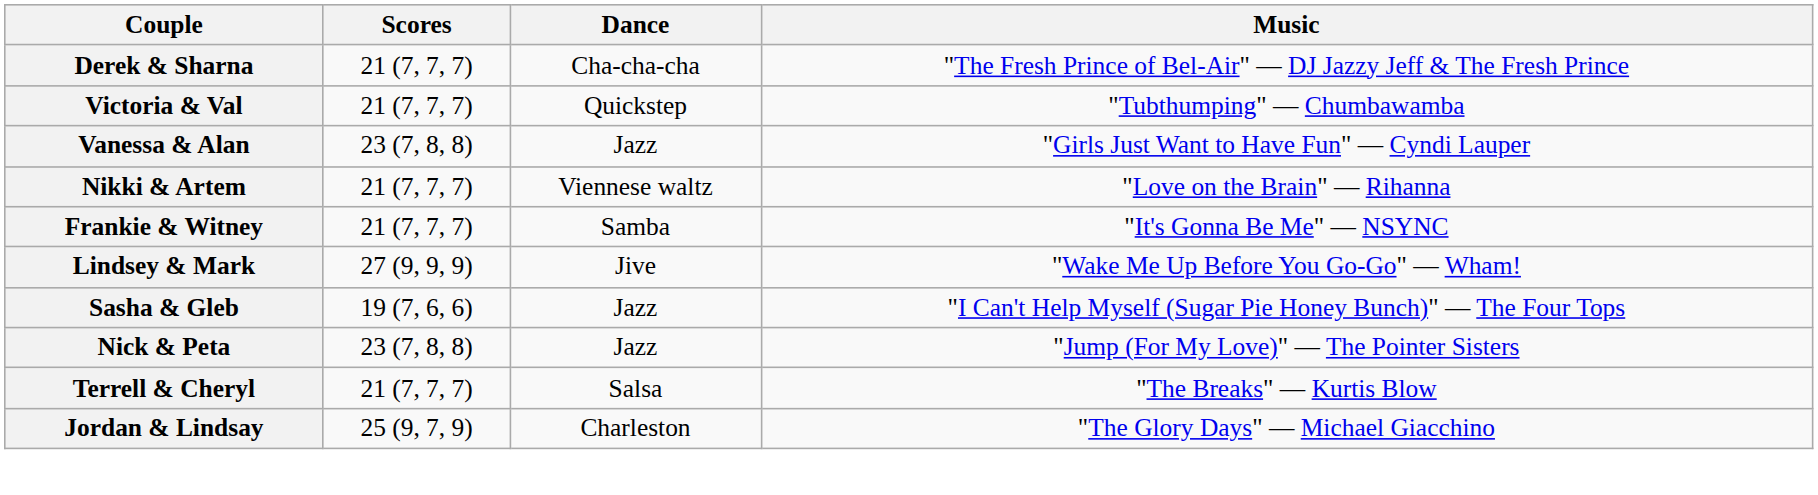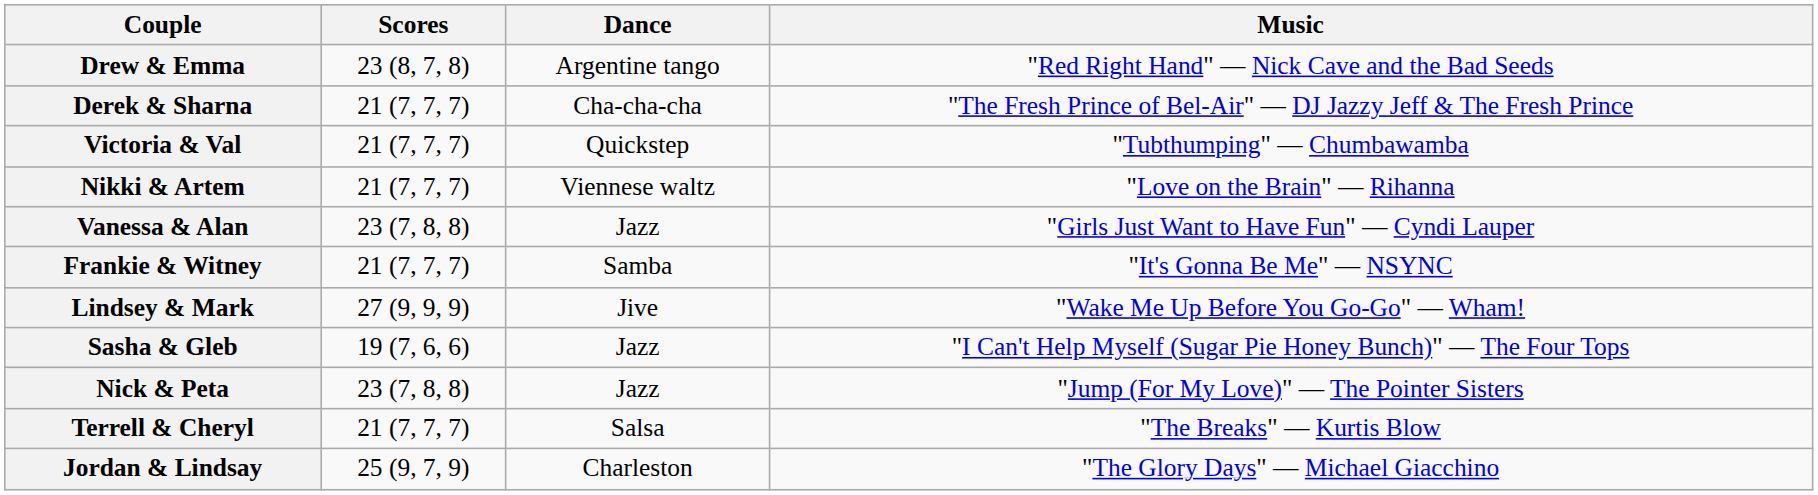+ row: (163, 65)
rows swapped: (164, 145) <-> (164, 186)
